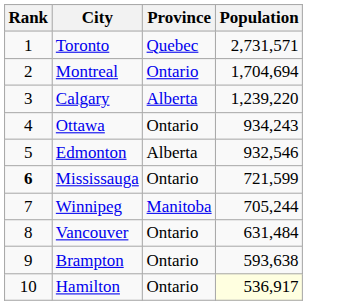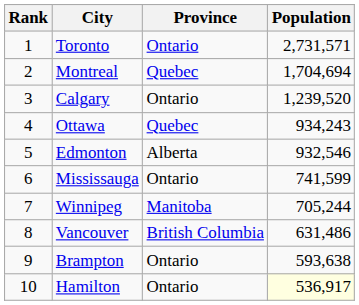(172, 44) Quebec -> (173, 44) Ontario
(173, 71) Ontario -> (172, 71) Quebec
(172, 98) Alberta -> (173, 98) Ontario
(265, 98) 1,239,220 -> (317, 98) 1,239,520
(173, 125) Ontario -> (172, 125) Quebec
(28, 179) bold -> (28, 179) normal
(271, 179) 721,599 -> (323, 179) 741,599
(173, 233) Ontario -> (205, 233) British Columbia
(271, 233) 631,484 -> (323, 233) 631,486
